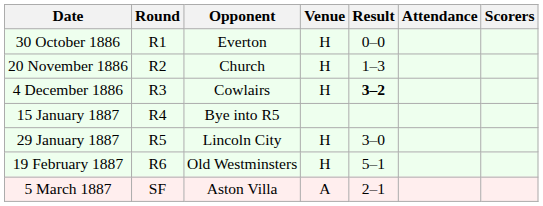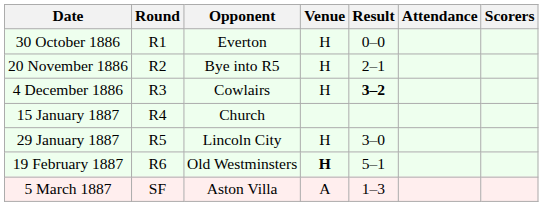(242, 66) Church -> (242, 66) Bye into R5
(373, 66) 1–3 -> (373, 66) 2–1
(242, 115) Bye into R5 -> (242, 115) Church
(325, 164) normal -> (325, 164) bold
(373, 189) 2–1 -> (373, 189) 1–3
